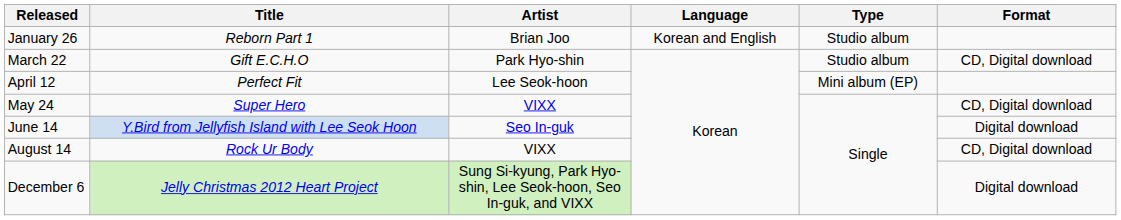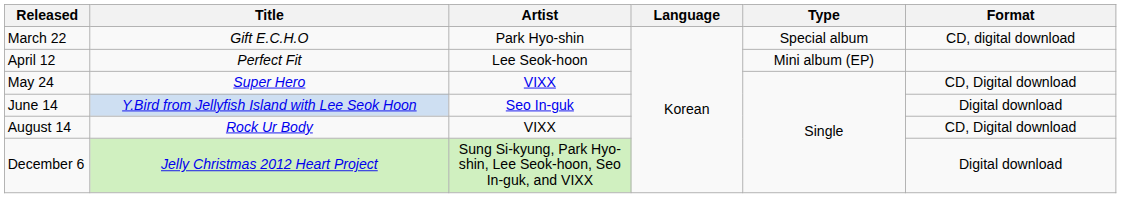- row: (43, 37)
(868, 60) Studio album -> (824, 37) Special album
(1026, 60) CD, Digital download -> (1011, 37) CD, digital download
